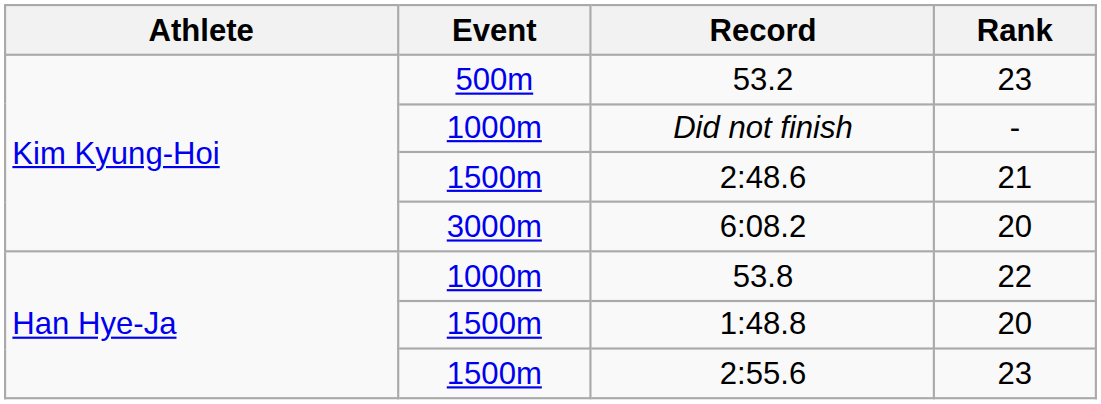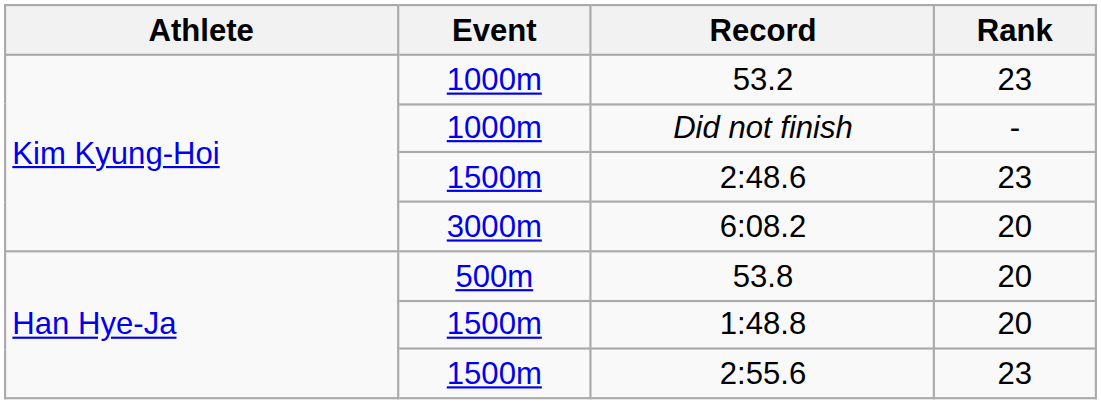(494, 79) 500m -> (494, 79) 1000m
(1015, 177) 21 -> (1015, 177) 23
(494, 276) 1000m -> (494, 276) 500m
(1015, 276) 22 -> (1015, 276) 20
